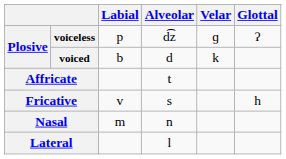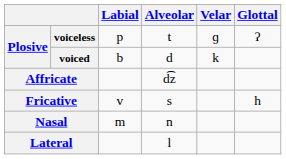(169, 36) d͡z -> (169, 36) t
(169, 79) t -> (169, 79) d͡z
